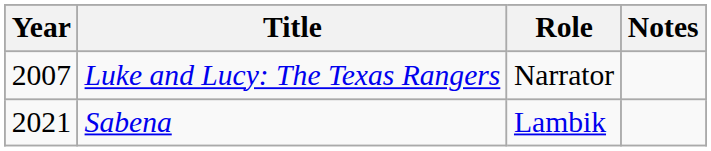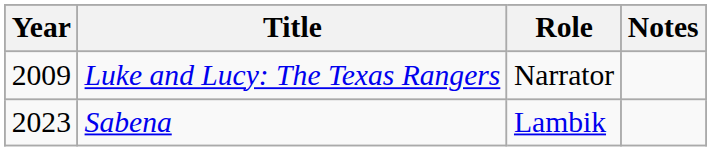(41, 74) 2007 -> (41, 74) 2009
(41, 121) 2021 -> (41, 121) 2023
